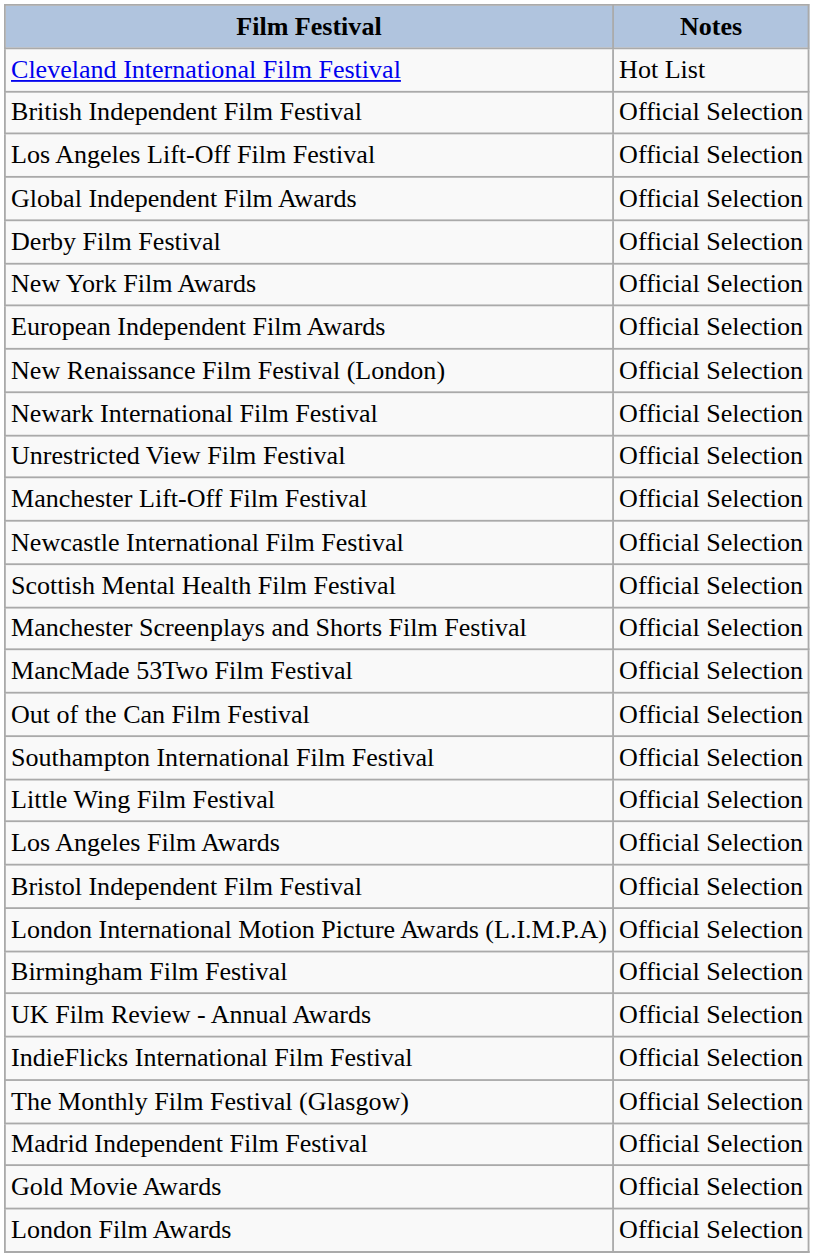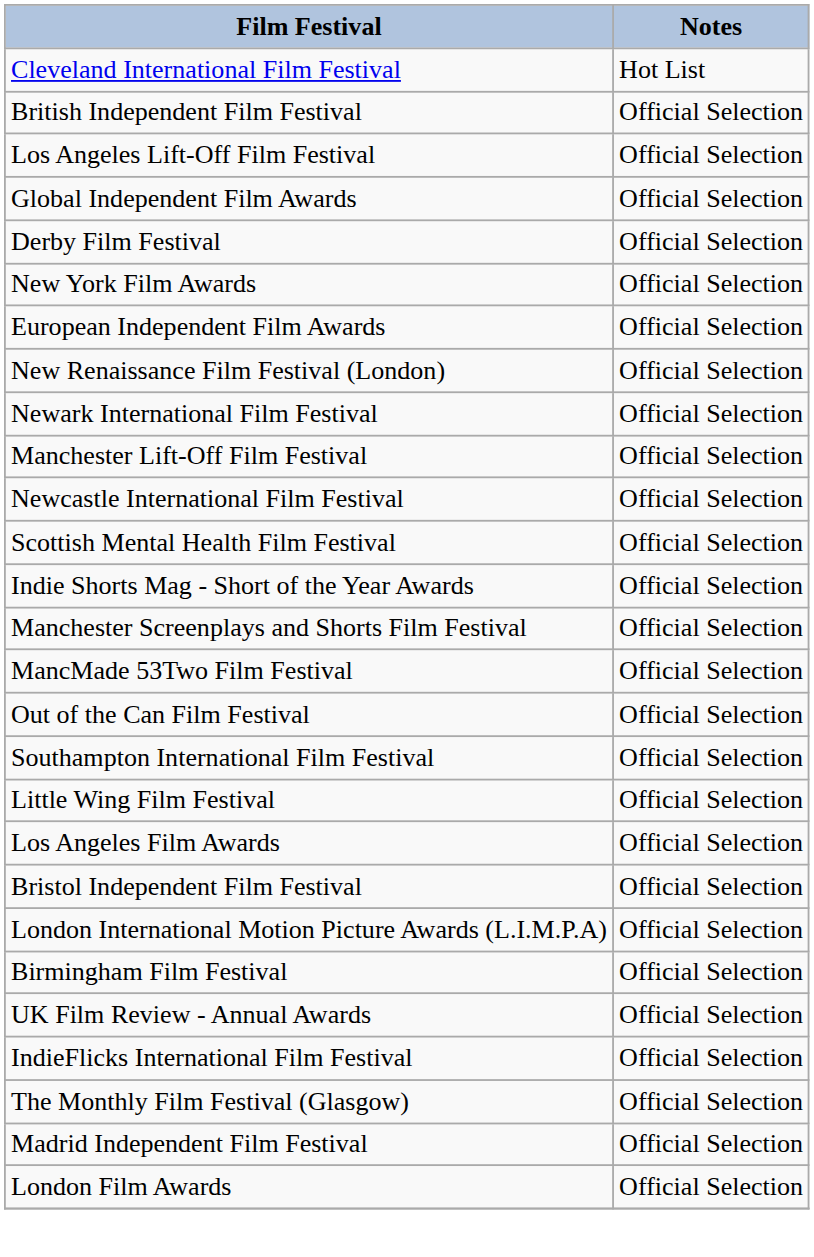- row: (178, 456)
+ row: (242, 585)
- row: (116, 1187)
